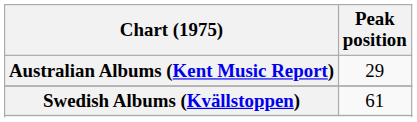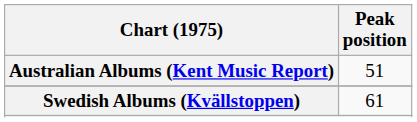(375, 70) 29 -> (375, 70) 51
